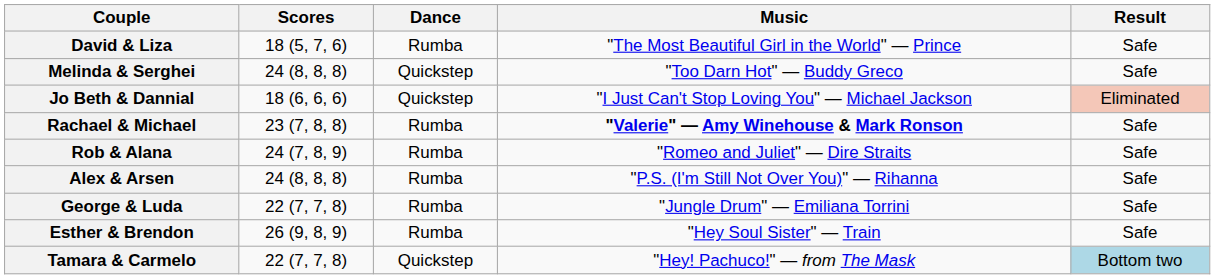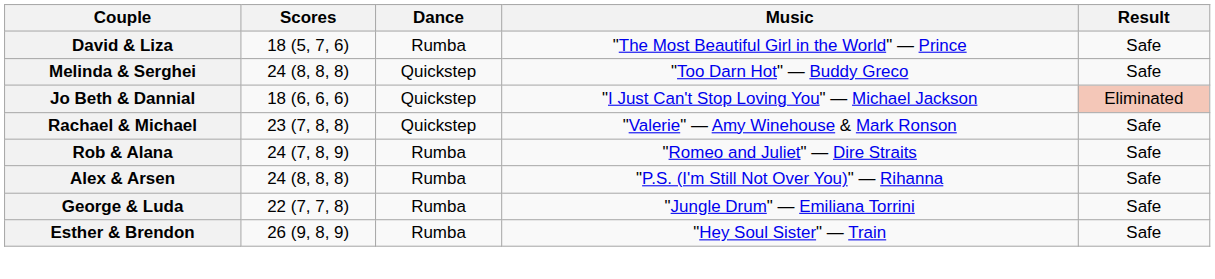(435, 125) Rumba -> (438, 125) Quickstep
(784, 125) bold -> (790, 125) normal
- row: (122, 260)
